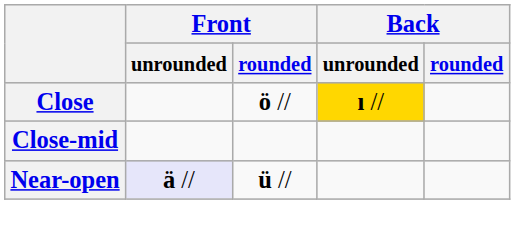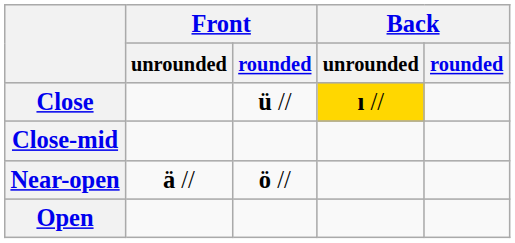(275, 101) ö // -> (275, 101) ü //
(179, 179) lavender background -> (179, 179) no background
(275, 179) ü // -> (275, 179) ö //
+ row: (65, 218)
